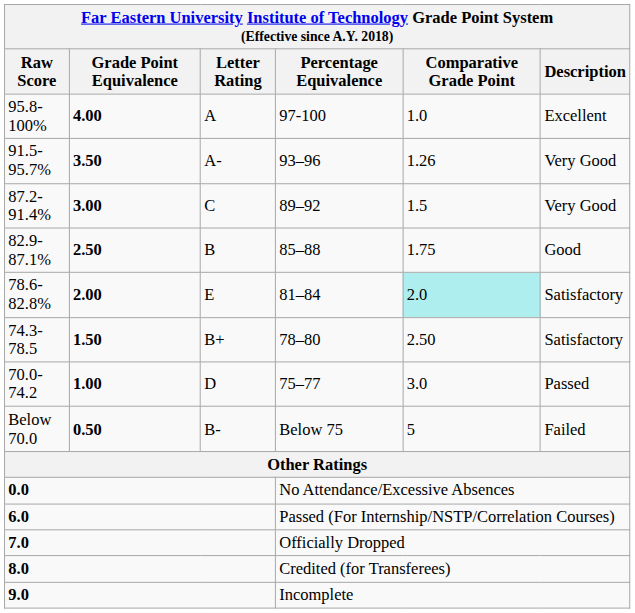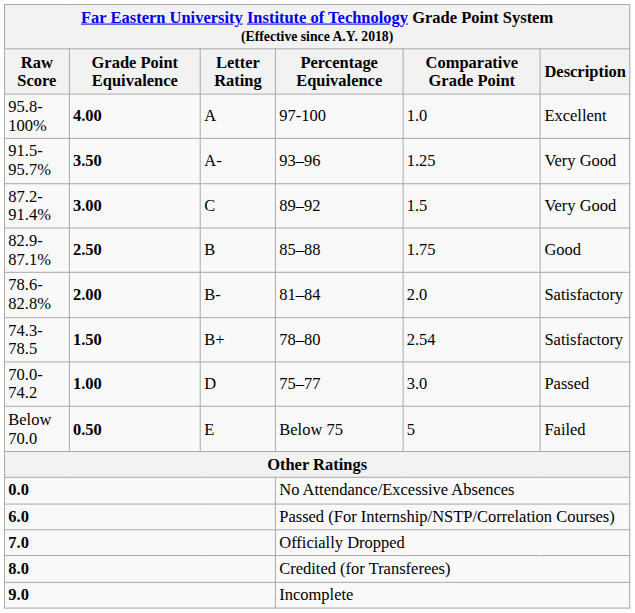(421, 160) 1.26 -> (421, 160) 1.25
(209, 294) E -> (212, 294) B-
(417, 294) paleturquoise background -> (417, 294) no background
(421, 339) 2.50 -> (421, 339) 2.54
(212, 428) B- -> (209, 428) E
